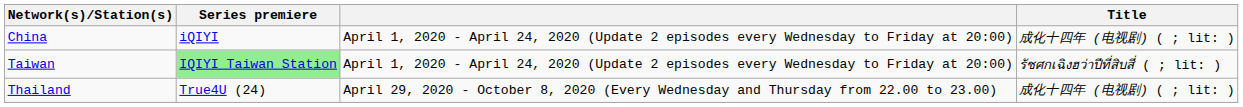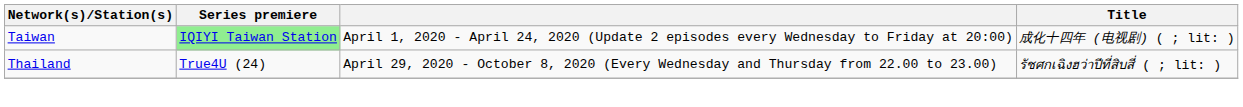- row: (27, 38)
(1120, 65) รัชศกเฉิงฮว่าปีที่สิบสี่ ( ; lit: ) -> (1127, 39) 成化十四年 (电视剧) ( ; lit: )
(1127, 91) 成化十四年 (电视剧) ( ; lit: ) -> (1120, 65) รัชศกเฉิงฮว่าปีที่สิบสี่ ( ; lit: )
